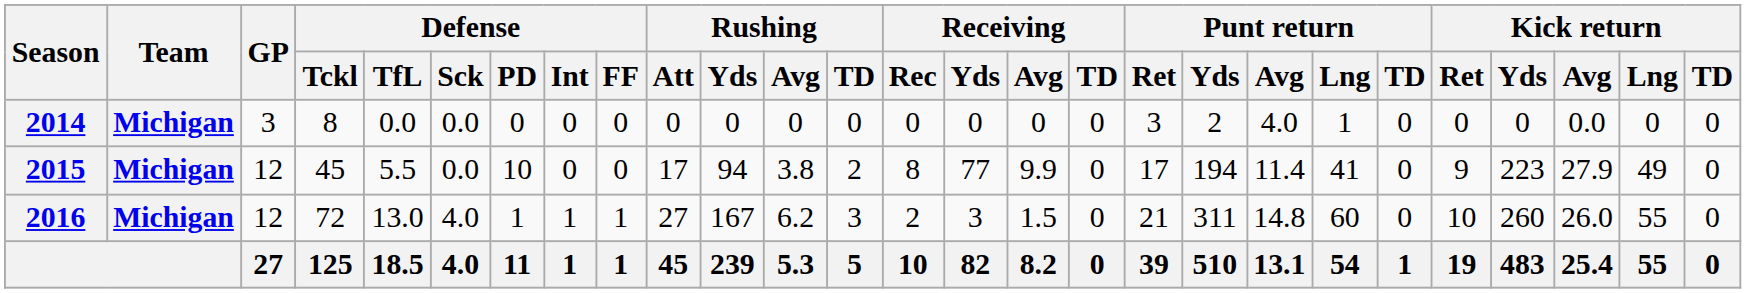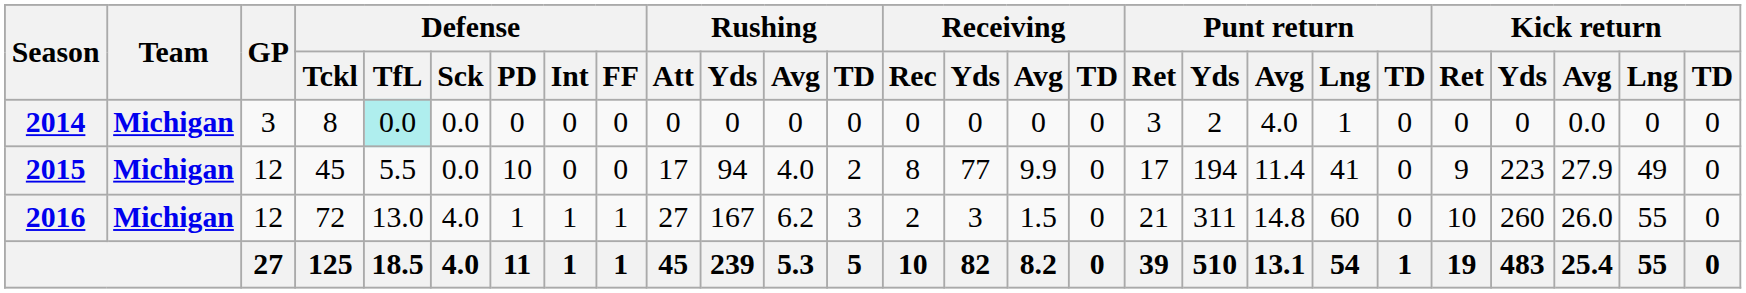(398, 122) no background -> (398, 122) paleturquoise background
(795, 169) 3.8 -> (795, 169) 4.0
